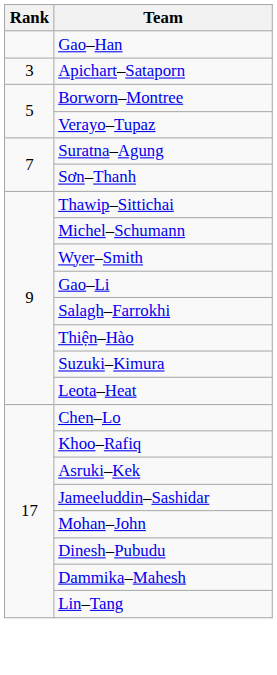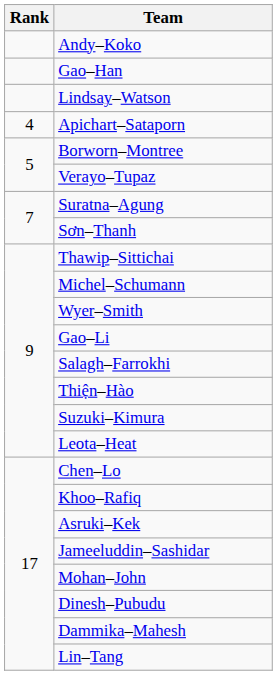+ row: (100, 44)
+ row: (114, 97)
(29, 71) 3 -> (29, 124) 4
